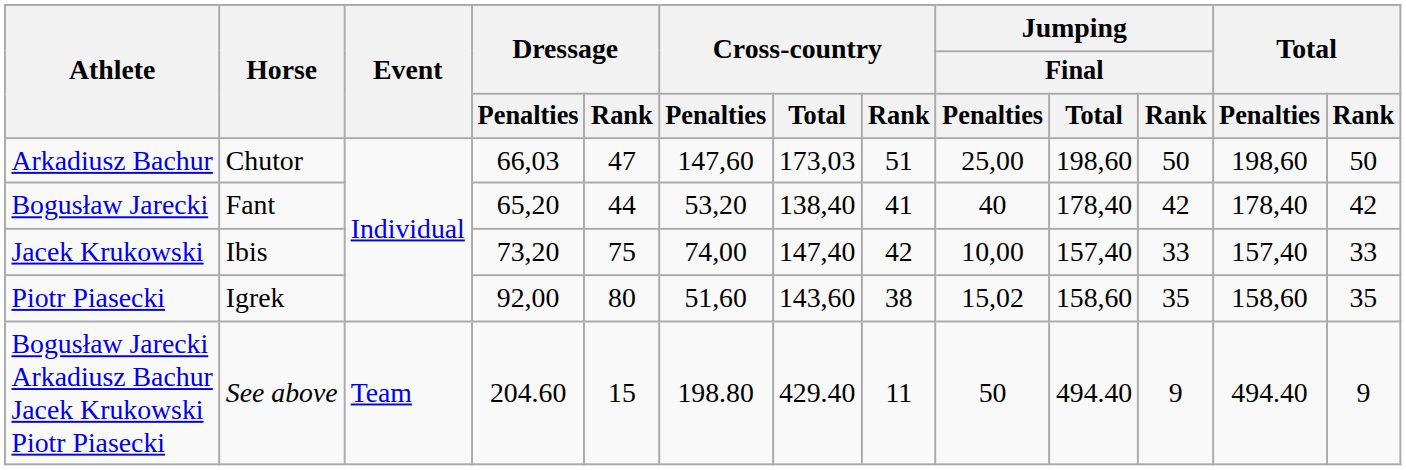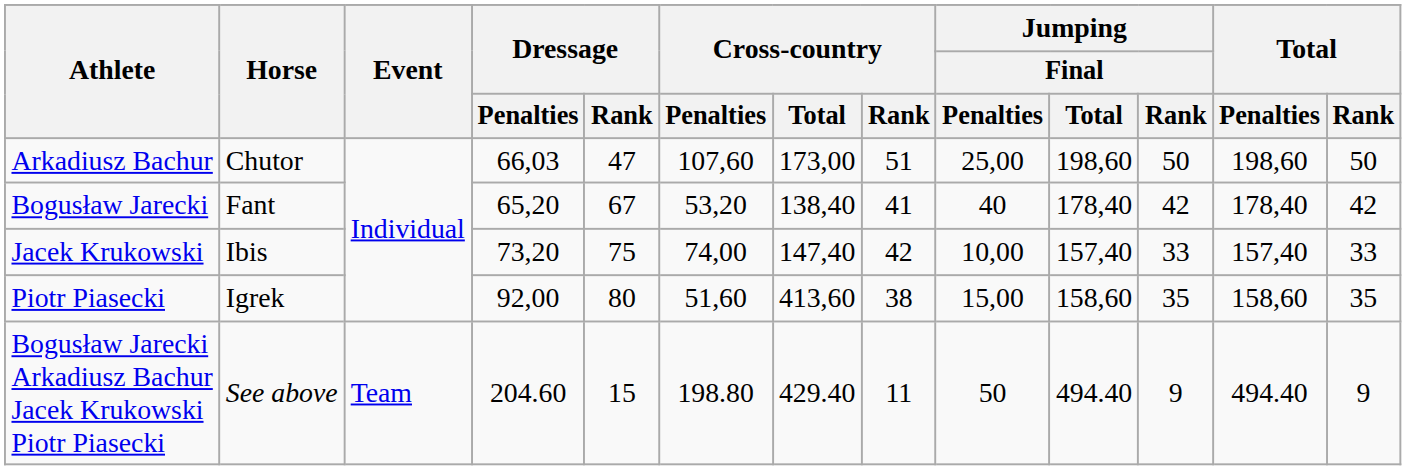(716, 160) 147,60 -> (716, 160) 107,60
(817, 160) 173,03 -> (817, 160) 173,00
(622, 206) 44 -> (622, 206) 67
(817, 297) 143,60 -> (817, 297) 413,60
(993, 297) 15,02 -> (993, 297) 15,00
